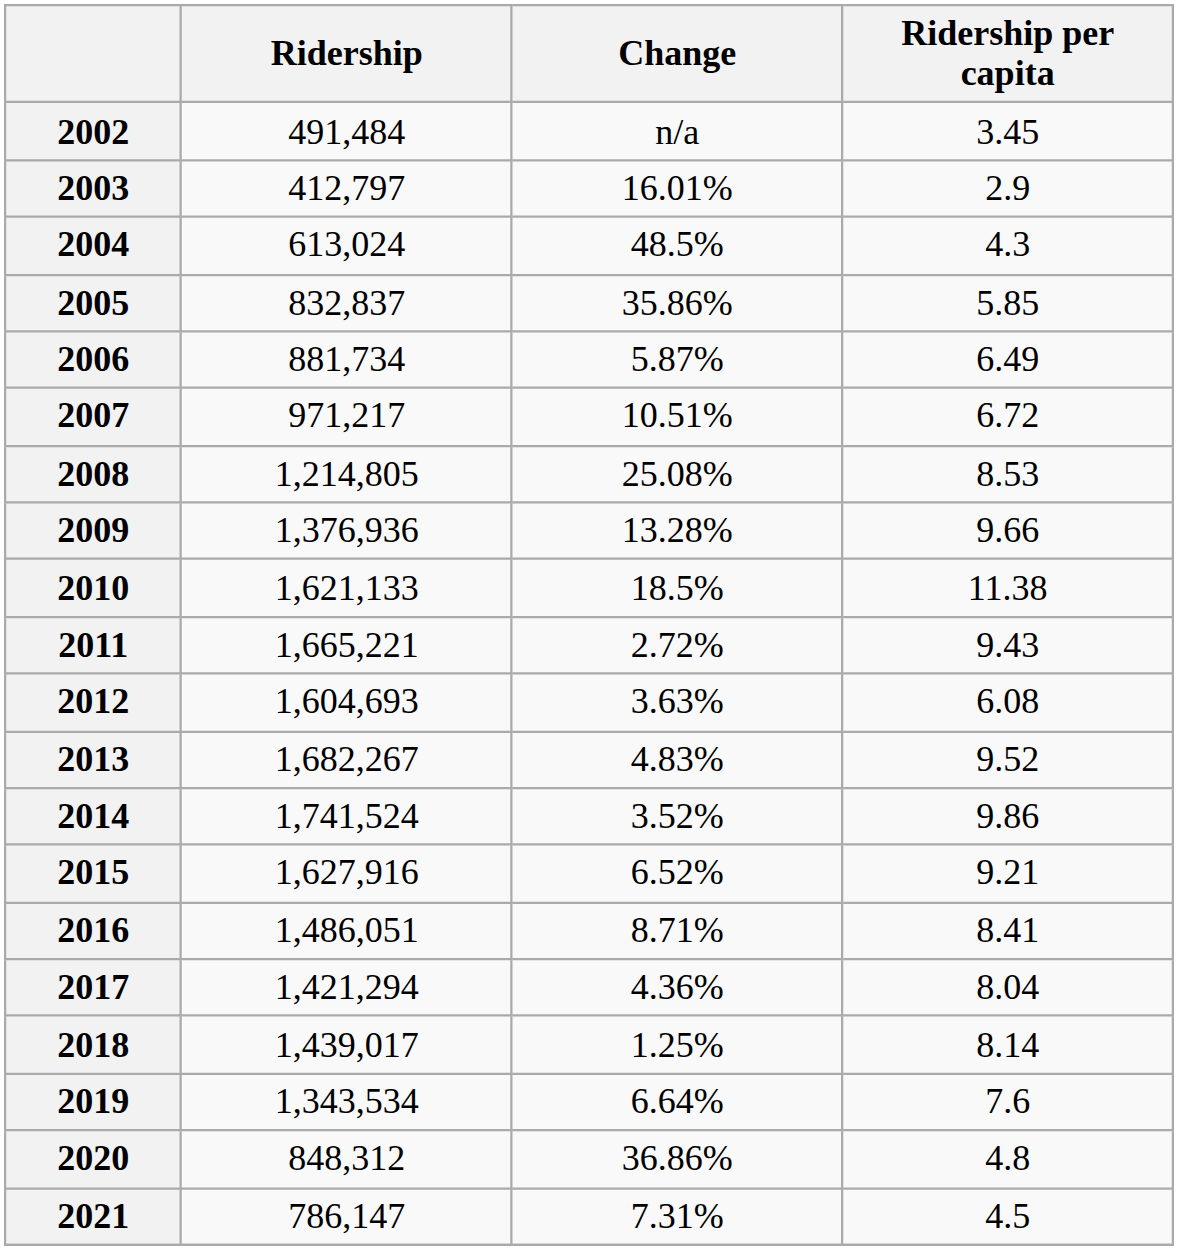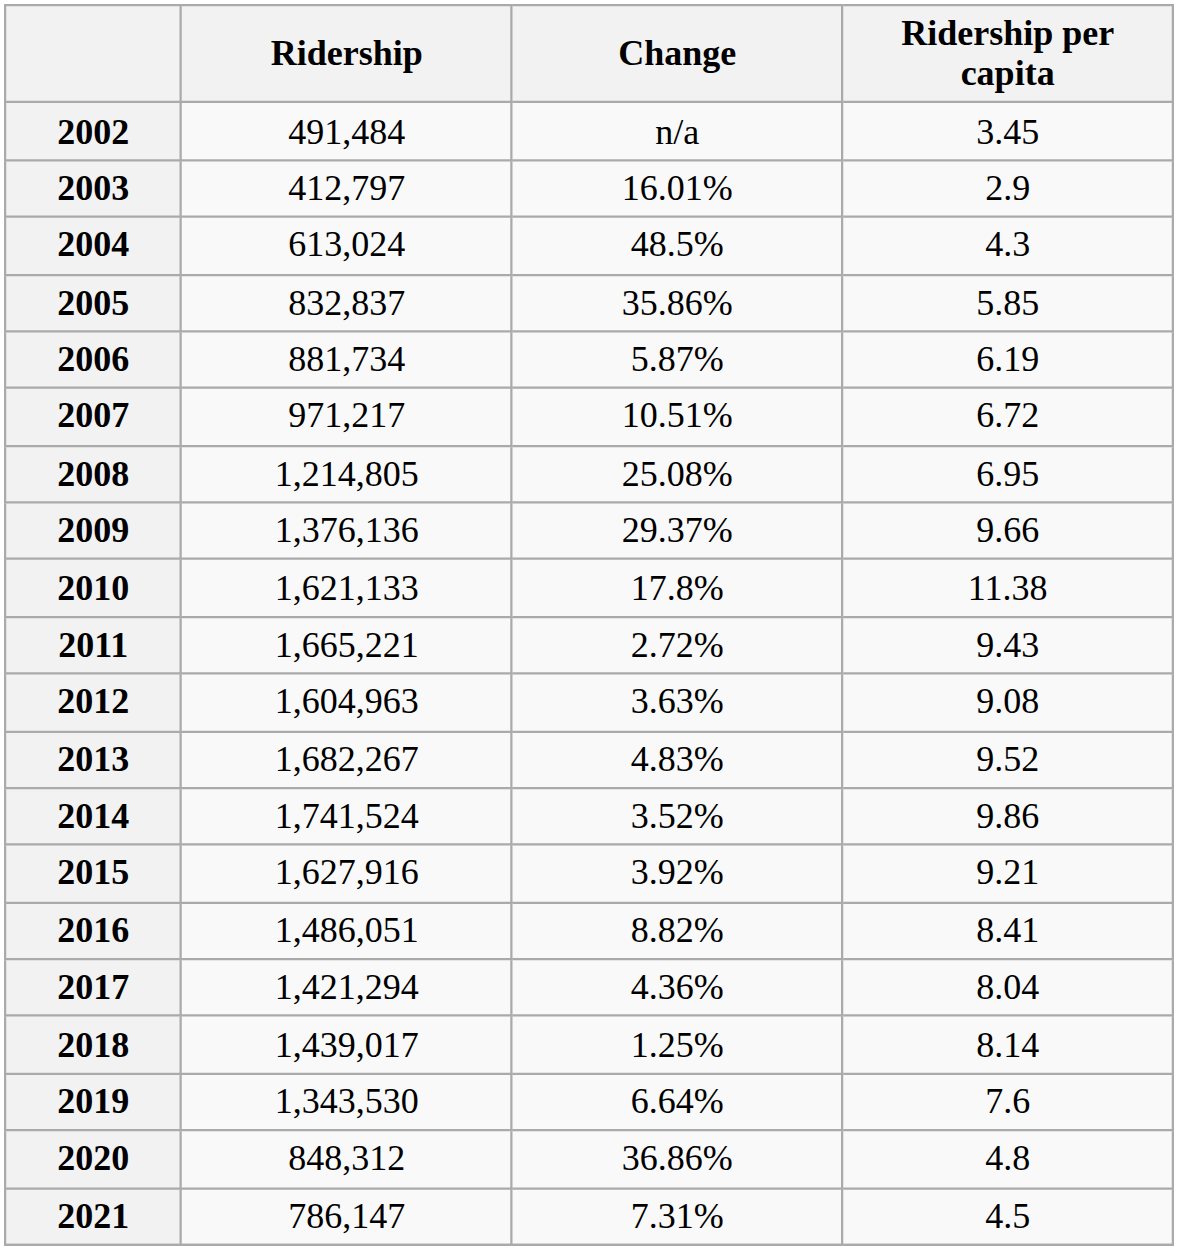(1008, 359) 6.49 -> (1008, 359) 6.19
(1008, 473) 8.53 -> (1008, 473) 6.95
(347, 530) 1,376,936 -> (347, 530) 1,376,136
(677, 530) 13.28% -> (677, 530) 29.37%
(677, 587) 18.5% -> (677, 587) 17.8%
(347, 701) 1,604,693 -> (347, 701) 1,604,963
(1008, 701) 6.08 -> (1008, 701) 9.08
(677, 872) 6.52% -> (677, 872) 3.92%
(677, 929) 8.71% -> (677, 929) 8.82%
(347, 1101) 1,343,534 -> (347, 1101) 1,343,530
